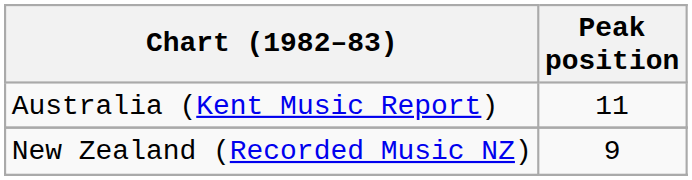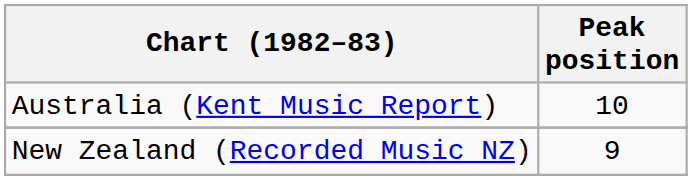(612, 106) 11 -> (612, 106) 10
